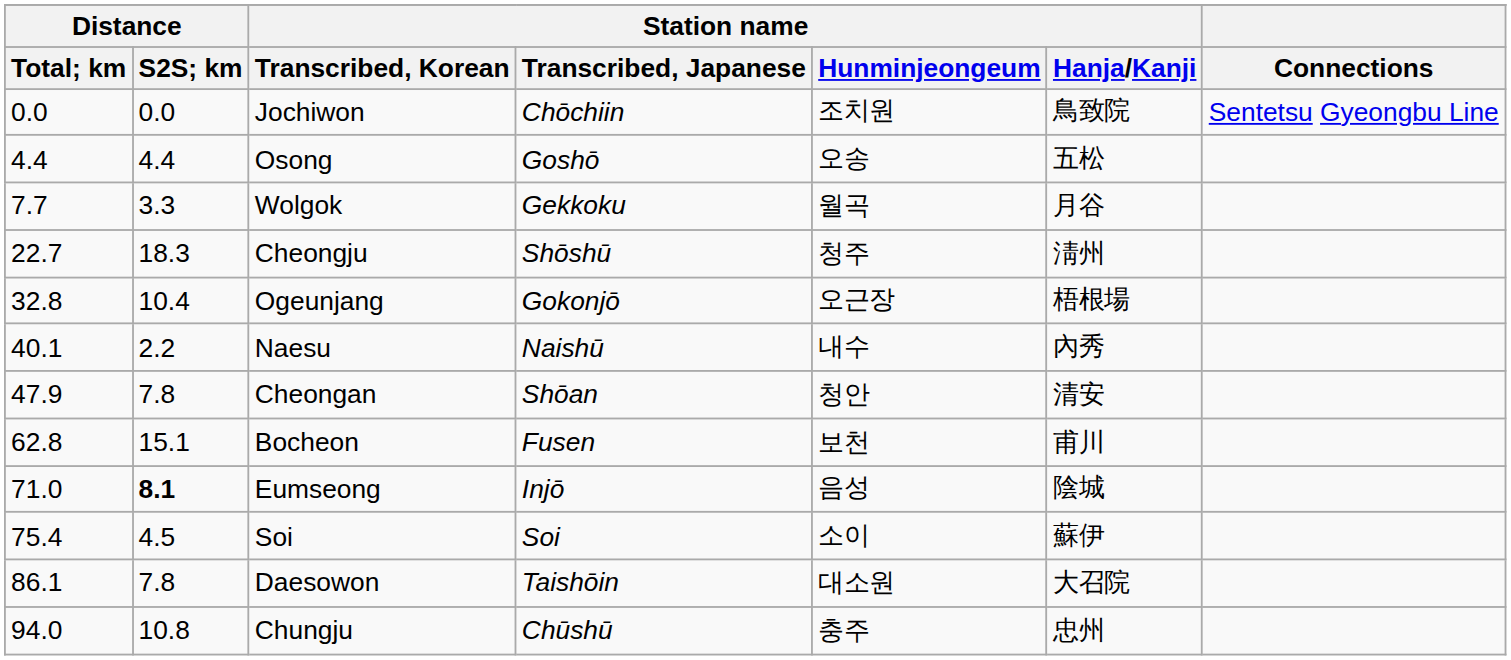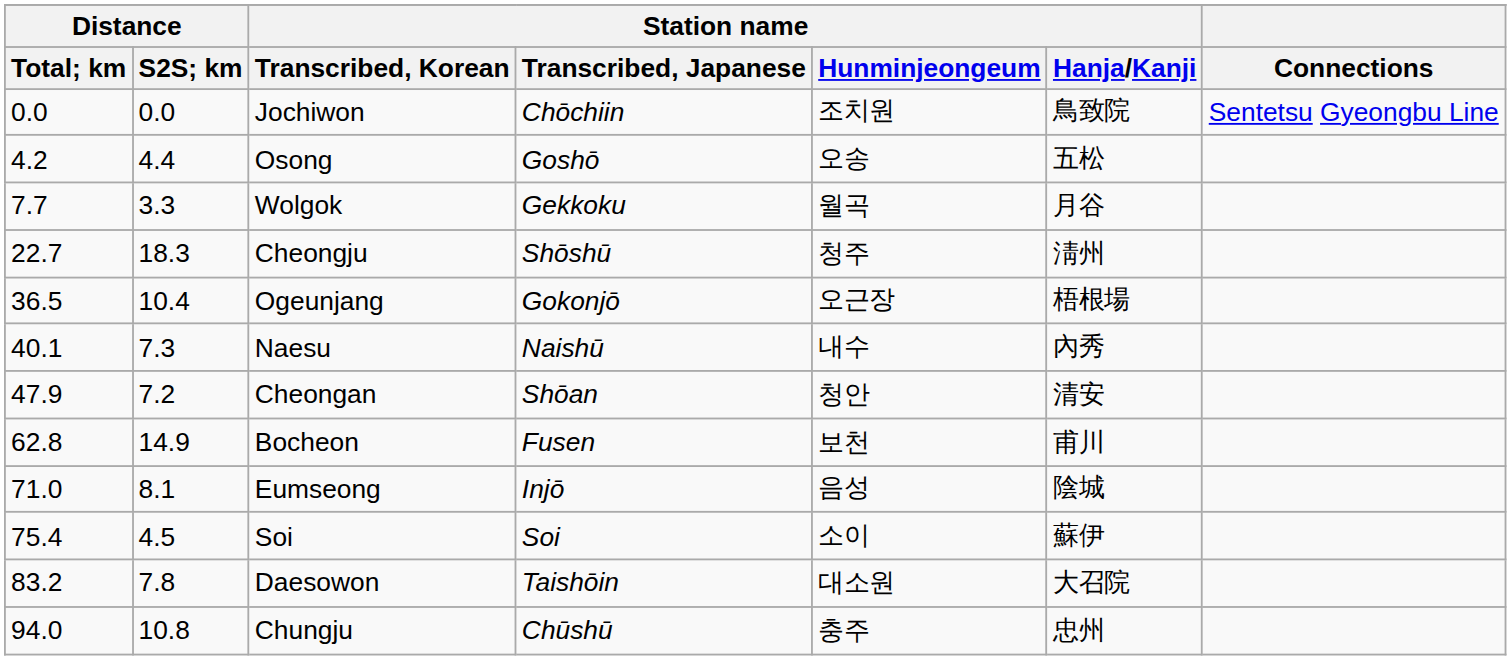(29, 159) 4.4 -> (29, 159) 4.2
(37, 301) 32.8 -> (37, 301) 36.5
(157, 348) 2.2 -> (157, 348) 7.3
(157, 395) 7.8 -> (157, 395) 7.2
(164, 442) 15.1 -> (164, 442) 14.9
(157, 489) bold -> (157, 489) normal
(37, 583) 86.1 -> (37, 583) 83.2
